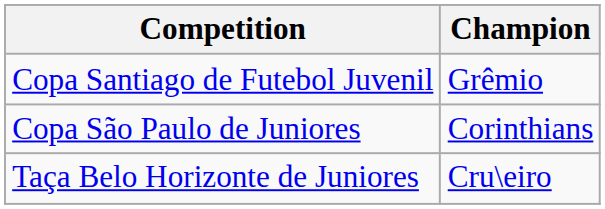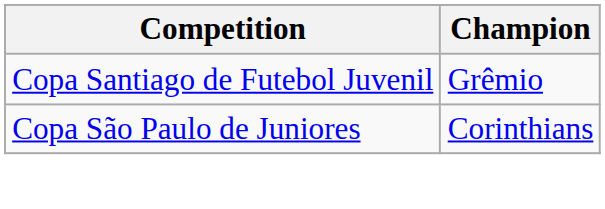- row: (216, 177)
